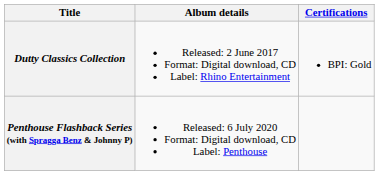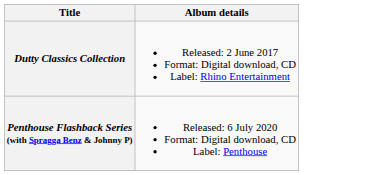- column: (336, 13)
